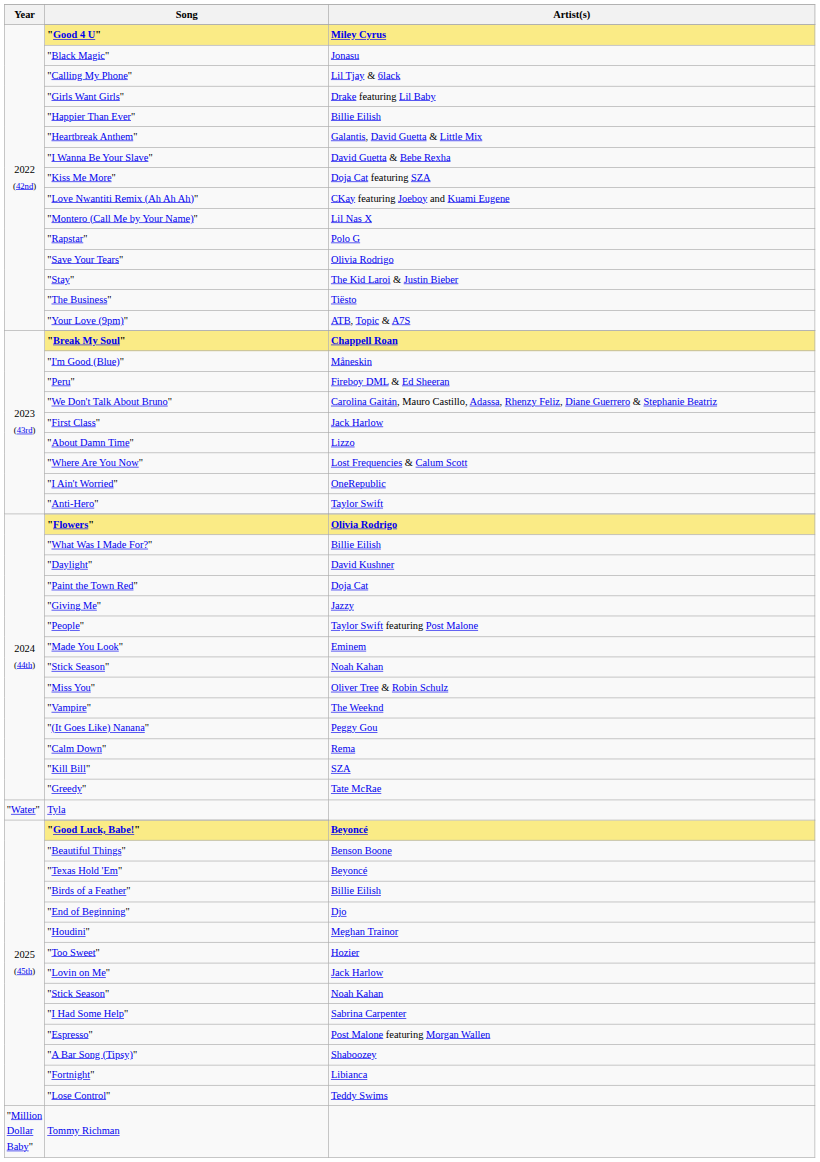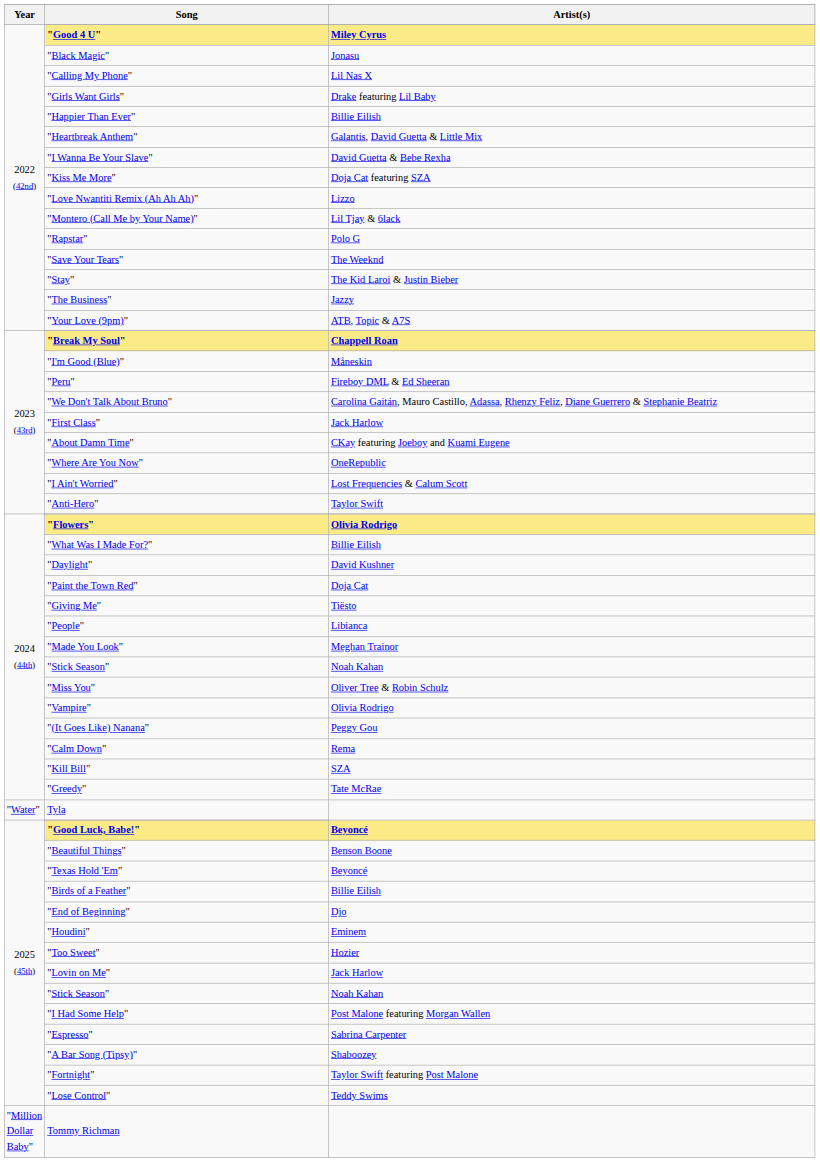(366, 75) Lil Tjay & 6lack -> (351, 75) Lil Nas X
(420, 198) CKay featuring Joeboy and Kuami Eugene -> (343, 198) Lizzo
(351, 218) Lil Nas X -> (366, 218) Lil Tjay & 6lack
(362, 259) Olivia Rodrigo -> (357, 259) The Weeknd
(344, 300) Tiësto -> (342, 300) Jazzy
(343, 442) Lizzo -> (420, 442) CKay featuring Joeboy and Kuami Eugene
(399, 463) Lost Frequencies & Calum Scott -> (358, 463) OneRepublic
(358, 483) OneRepublic -> (399, 483) Lost Frequencies & Calum Scott
(342, 606) Jazzy -> (344, 606) Tiësto
(405, 626) Taylor Swift featuring Post Malone -> (349, 626) Libianca
(349, 646) Eminem -> (365, 646) Meghan Trainor
(357, 708) The Weeknd -> (362, 708) Olivia Rodrigo
(365, 932) Meghan Trainor -> (349, 932) Eminem
(369, 1013) Sabrina Carpenter -> (411, 1013) Post Malone featuring Morgan Wallen
(411, 1034) Post Malone featuring Morgan Wallen -> (369, 1034) Sabrina Carpenter
(349, 1075) Libianca -> (405, 1075) Taylor Swift featuring Post Malone
